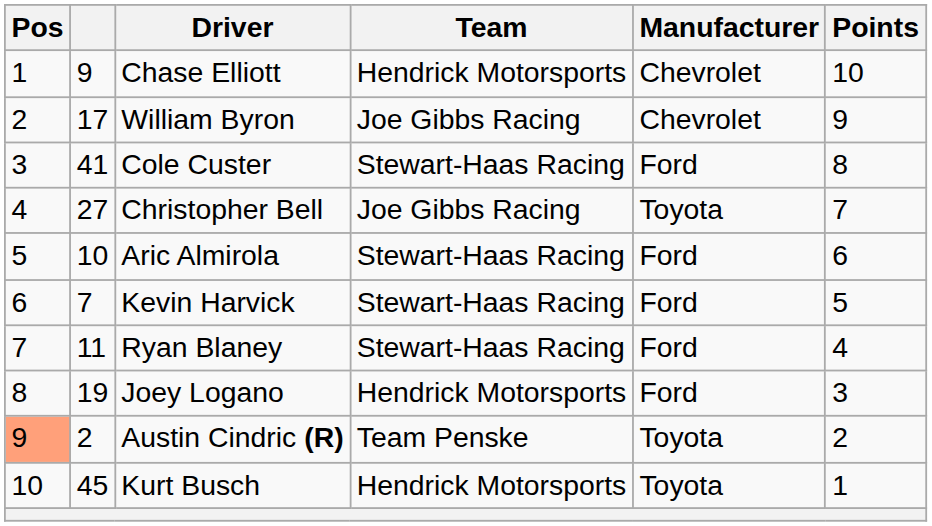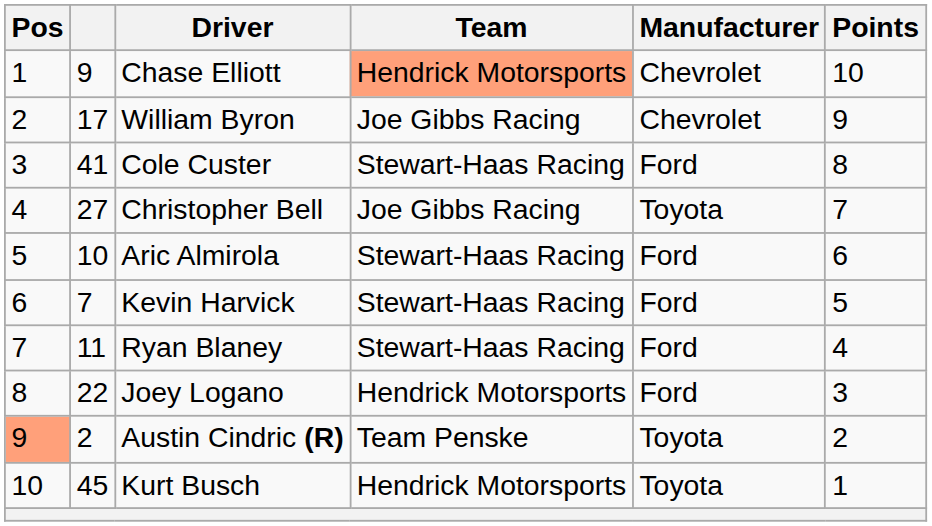(492, 72) no background -> (492, 72) lightsalmon background
(92, 392) 19 -> (92, 392) 22
